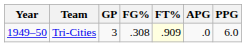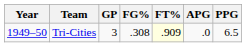(231, 32) 6.0 -> (231, 32) 6.5
